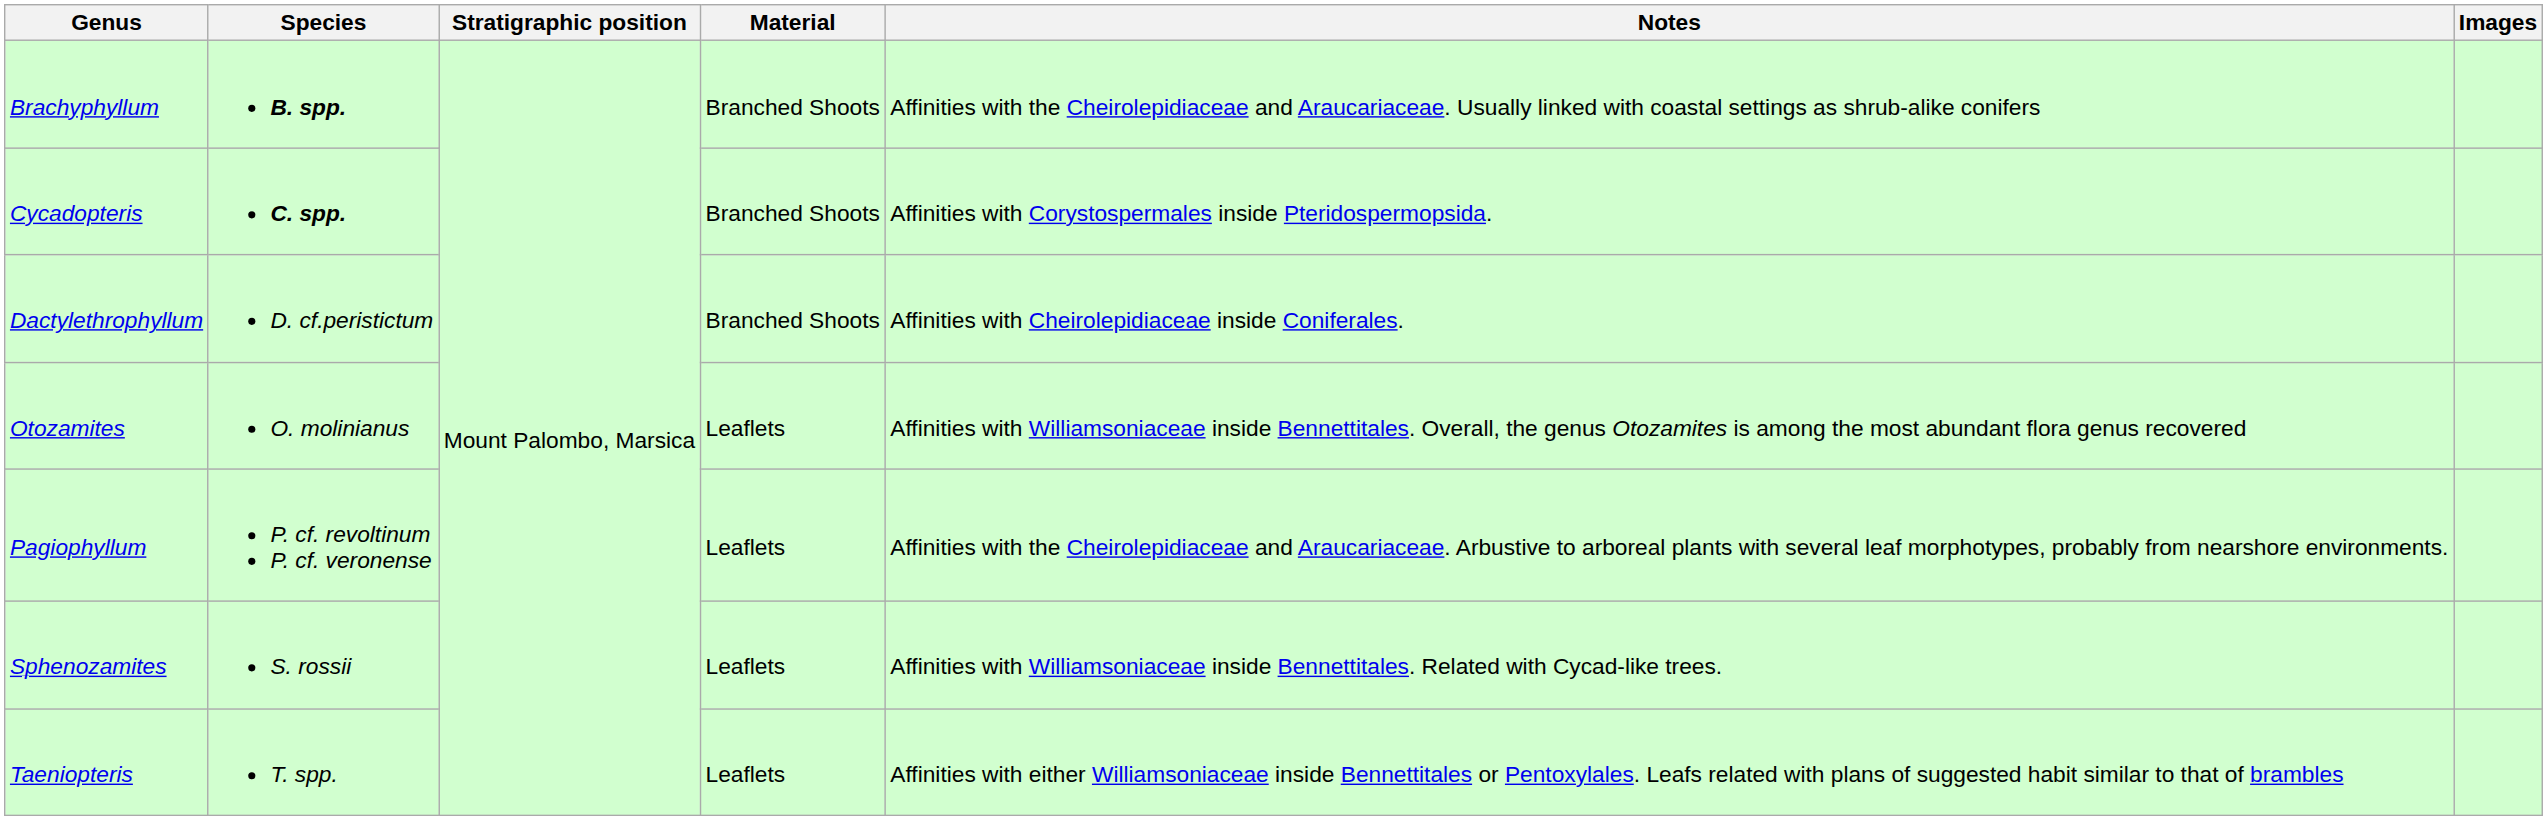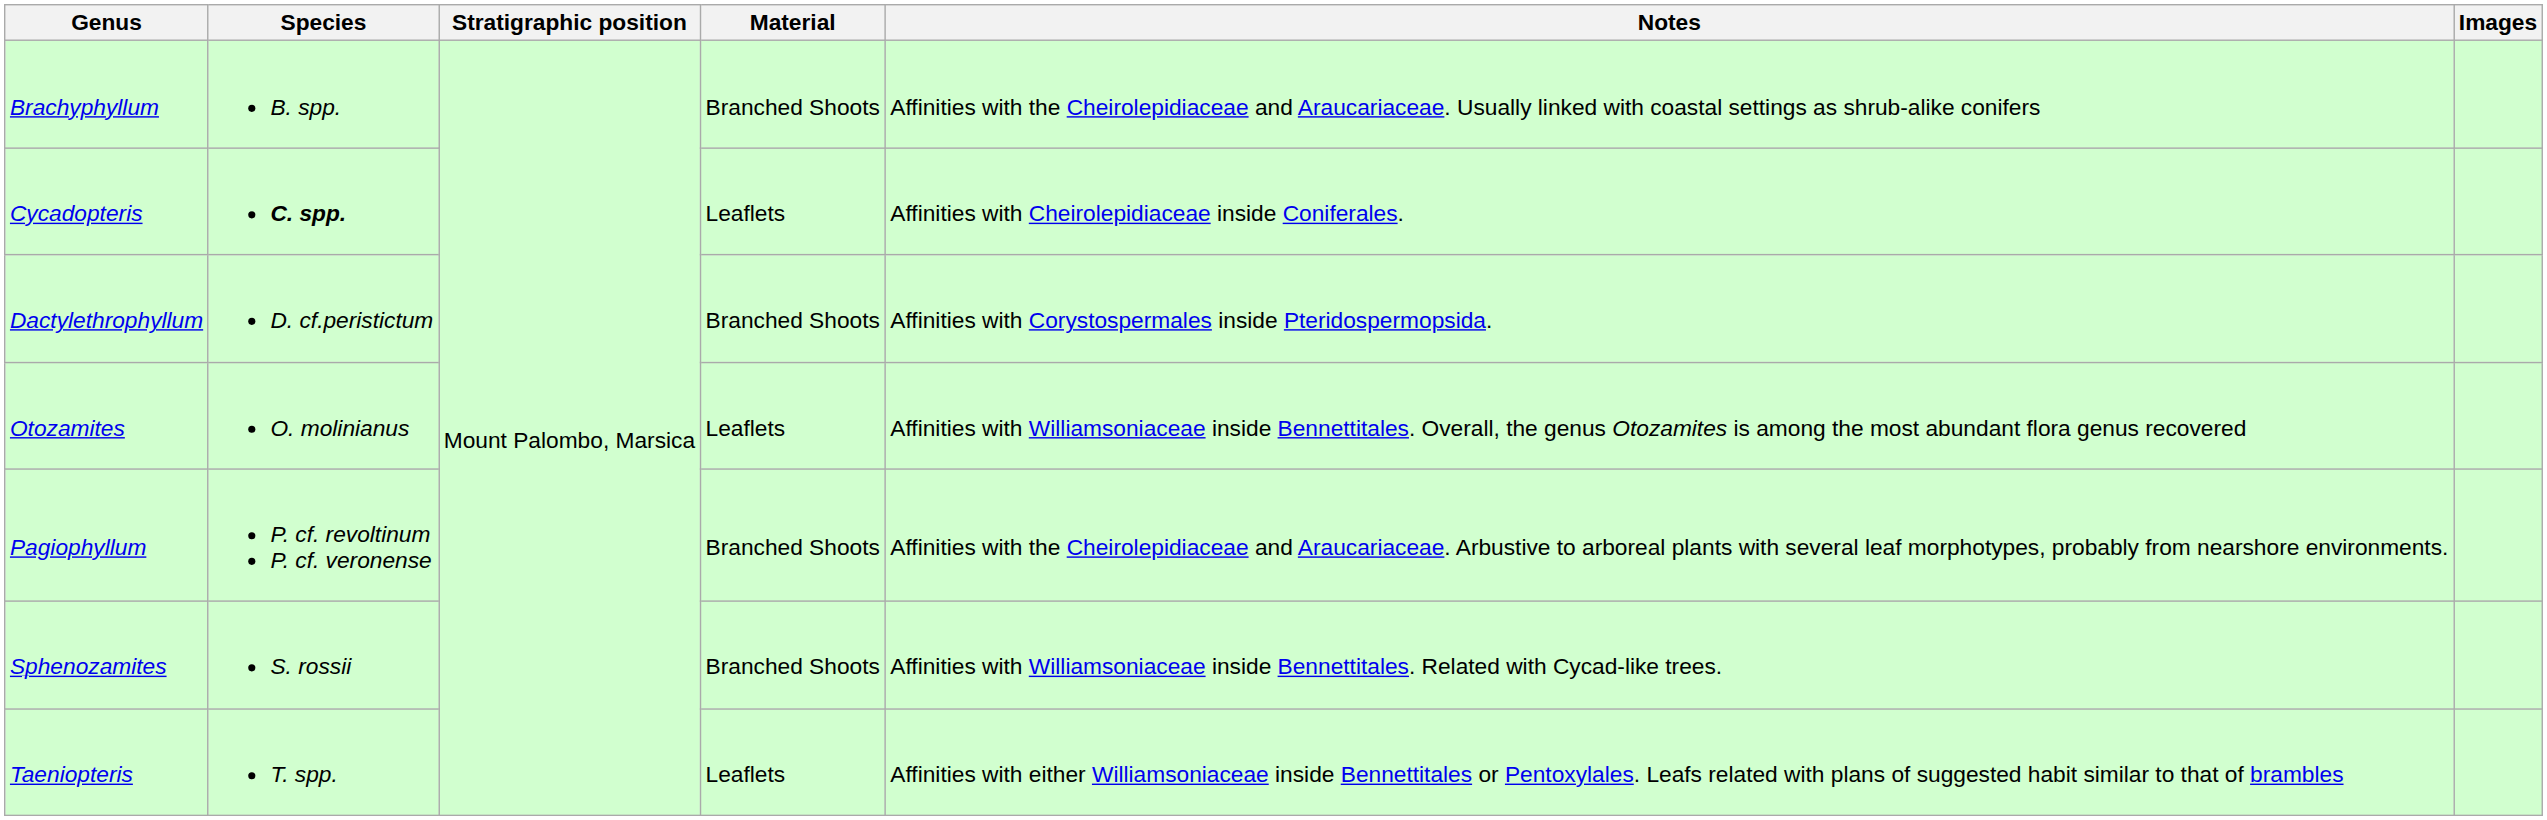(323, 107) bold -> (323, 107) normal
(793, 213) Branched Shoots -> (745, 213) Leaflets
(1191, 213) Affinities with Corystospermales inside Pteridospermopsida. -> (1147, 213) Affinities with Cheirolepidiaceae inside Coniferales.
(1147, 320) Affinities with Cheirolepidiaceae inside Coniferales. -> (1191, 320) Affinities with Corystospermales inside Pteridospermopsida.
(745, 547) Leaflets -> (793, 547) Branched Shoots
(745, 667) Leaflets -> (793, 667) Branched Shoots
